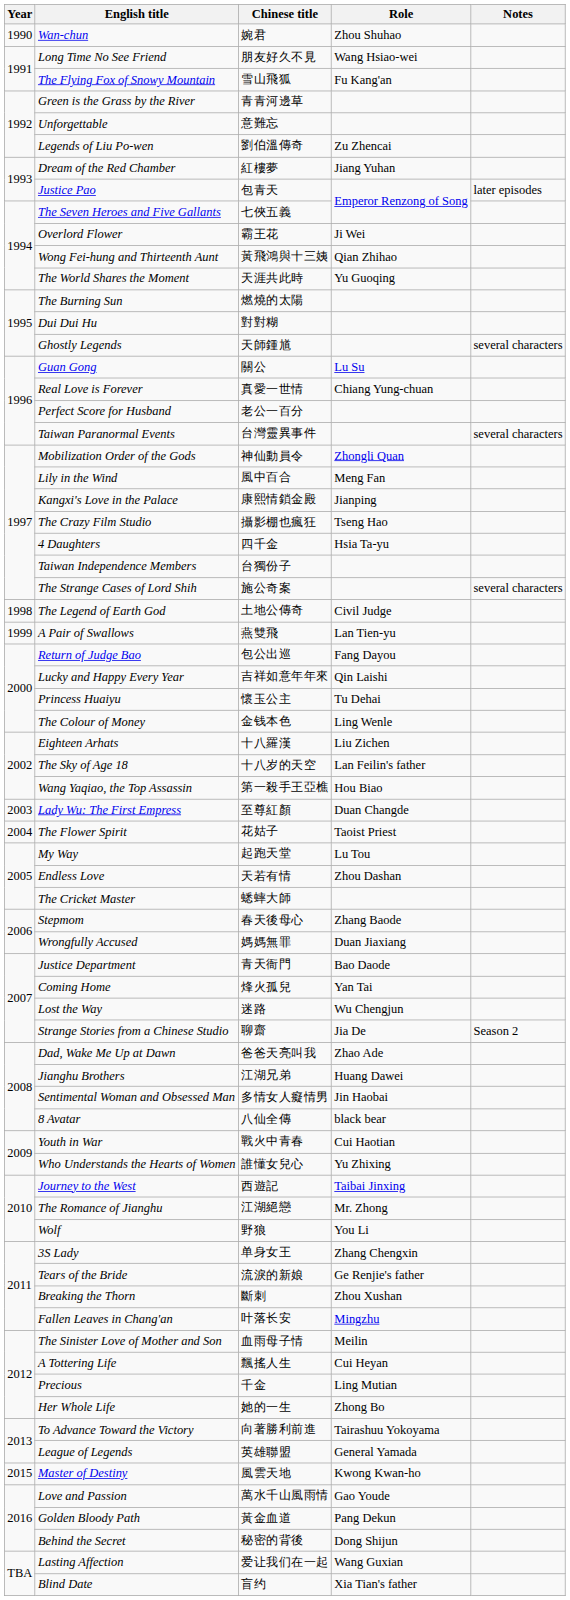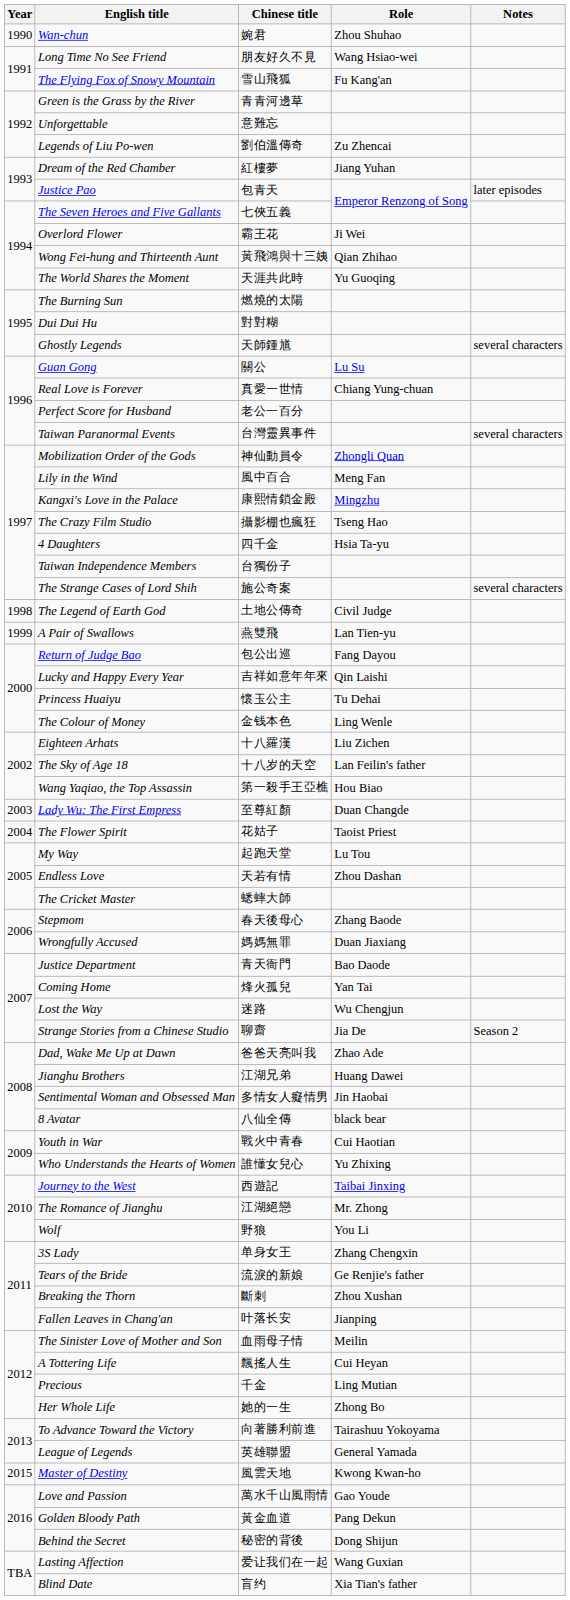(355, 500) Jianping -> (357, 500) Mingzhu
(357, 1319) Mingzhu -> (355, 1319) Jianping
